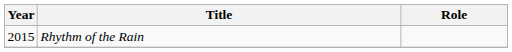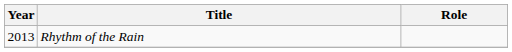(21, 36) 2015 -> (21, 36) 2013
